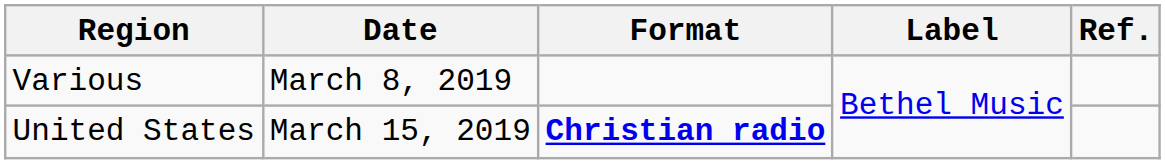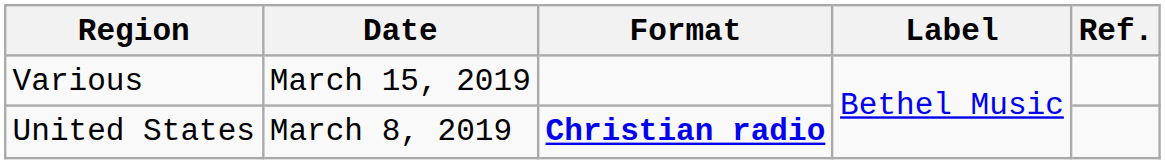(391, 81) March 8, 2019 -> (400, 81) March 15, 2019
(400, 132) March 15, 2019 -> (391, 132) March 8, 2019
